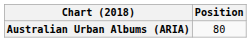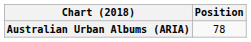(219, 29) 80 -> (219, 29) 78
